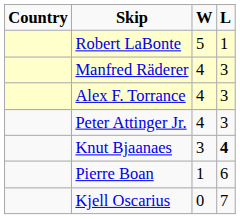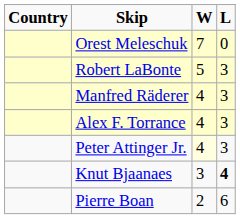+ row: (131, 43)
(224, 43) 1 -> (224, 69) 3
(200, 122) no background -> (200, 148) lightyellow background
(200, 174) 1 -> (200, 200) 2
- row: (123, 200)
